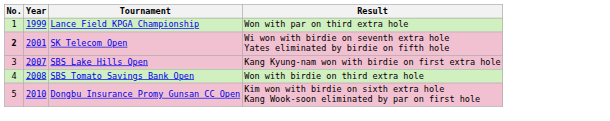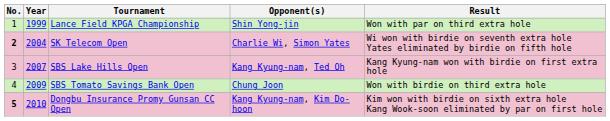+ column: (297, 12)
(36, 44) 2001 -> (36, 44) 2004
(36, 76) 2008 -> (36, 86) 2009
(14, 95) normal -> (14, 105) bold
